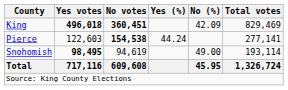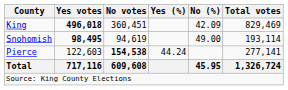(129, 25) bold -> (129, 25) normal
rows swapped: (22, 39) <-> (29, 53)
